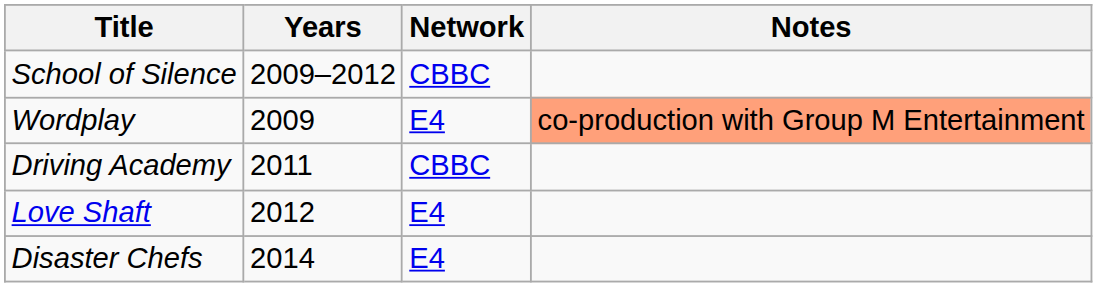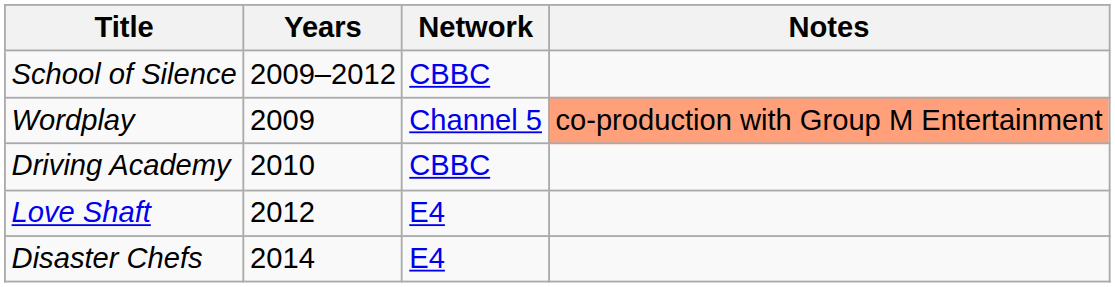(427, 119) E4 -> (476, 119) Channel 5
(281, 166) 2011 -> (282, 166) 2010
